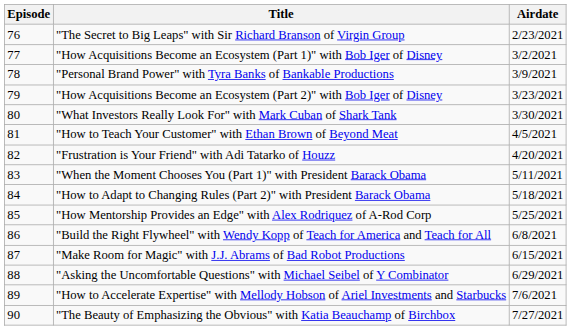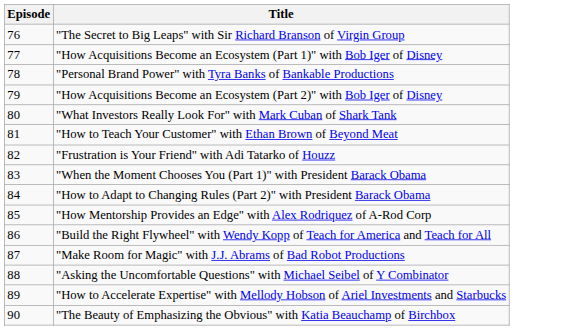- column: (538, 14)
